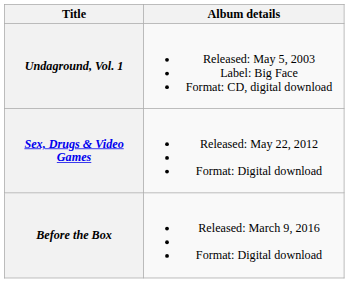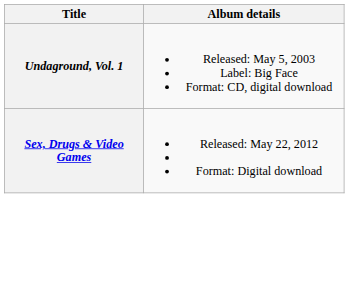- row: (74, 235)
